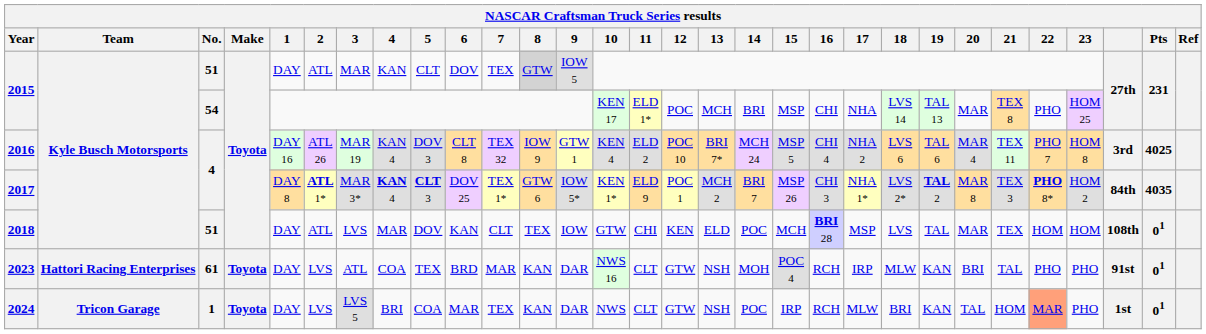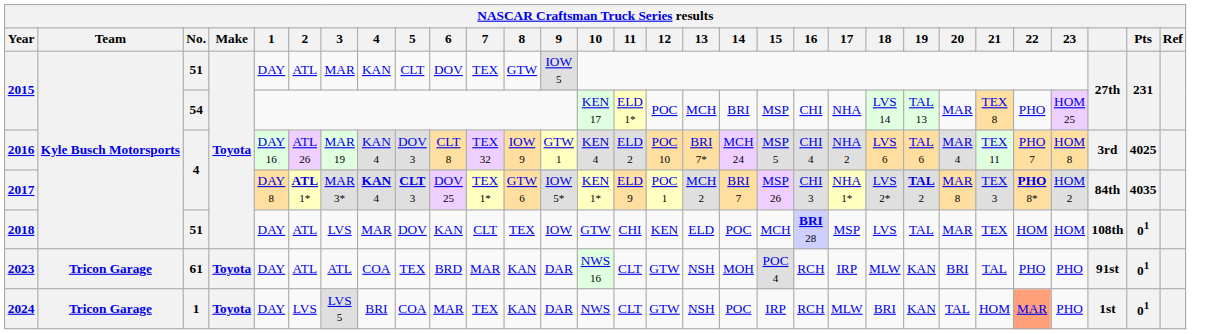(537, 70) lightgrey background -> (522, 70) no background
(118, 269) Hattori Racing Enterprises -> (110, 269) Tricon Garage
(320, 269) LVS -> (305, 269) ATL
